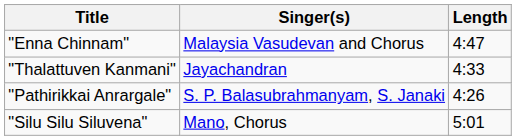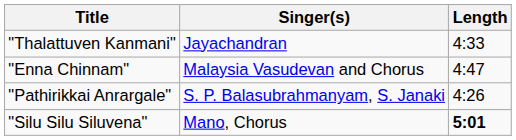rows swapped: (69, 43) <-> (92, 69)
(469, 122) normal -> (469, 122) bold
